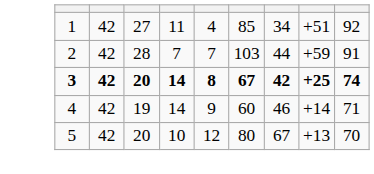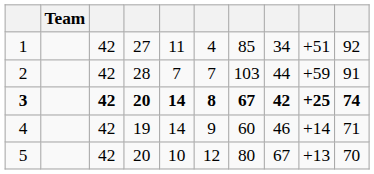+ column: (65, 18)
